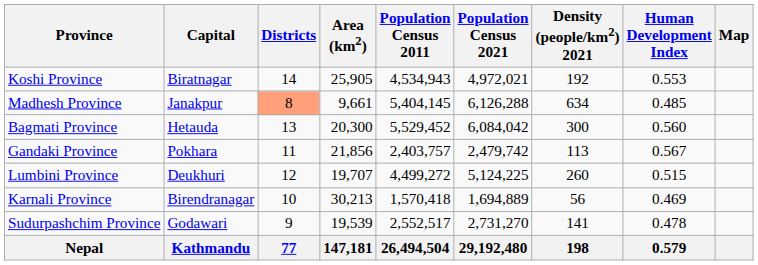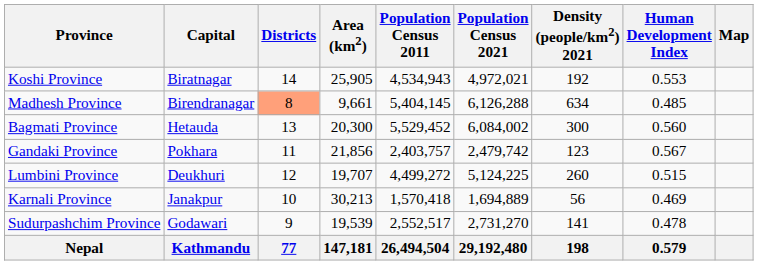(195, 103) Janakpur -> (211, 103) Birendranagar
(498, 127) 6,084,042 -> (498, 127) 6,084,002
(578, 151) 113 -> (578, 151) 123
(211, 199) Birendranagar -> (195, 199) Janakpur
